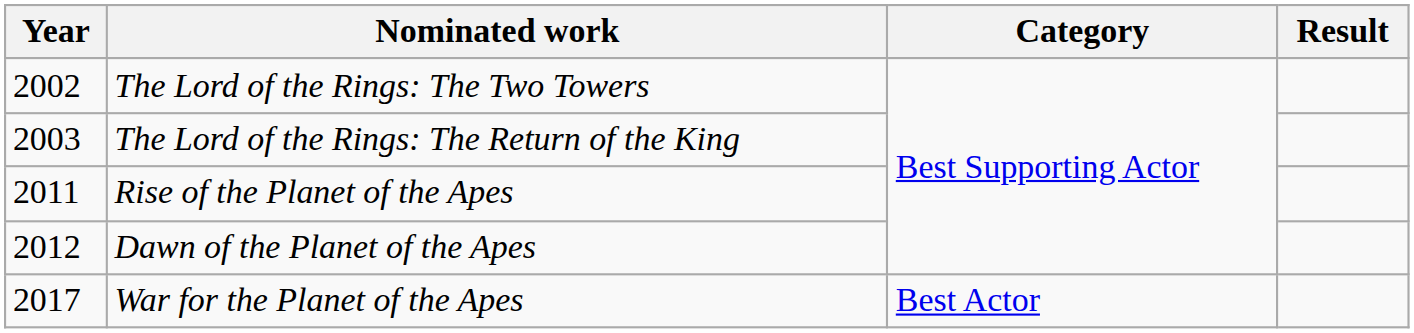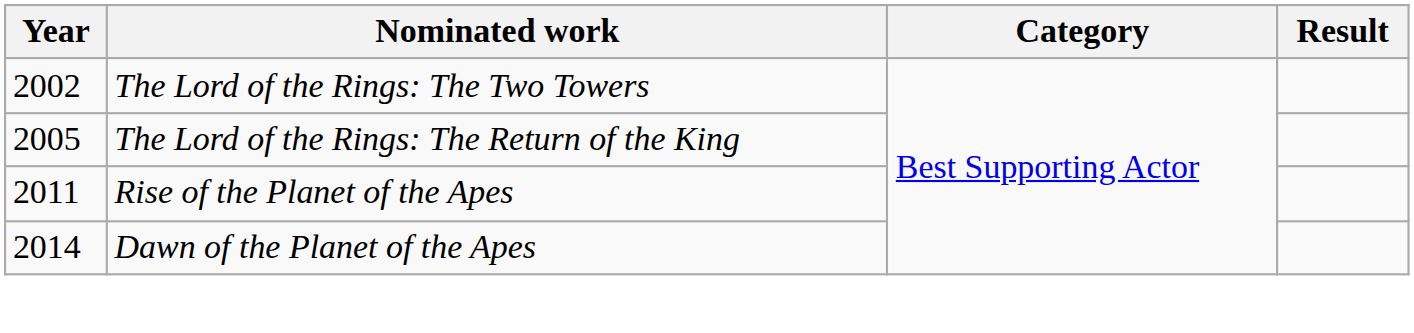(47, 138) 2003 -> (47, 138) 2005
(47, 246) 2012 -> (47, 246) 2014
- row: (319, 300)
